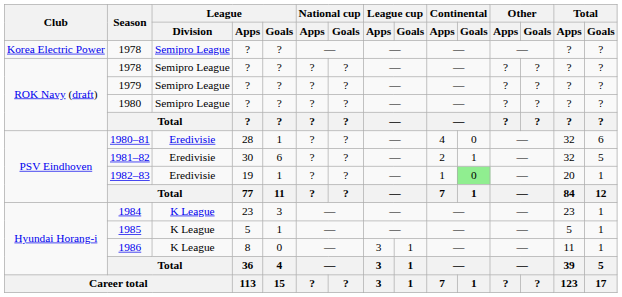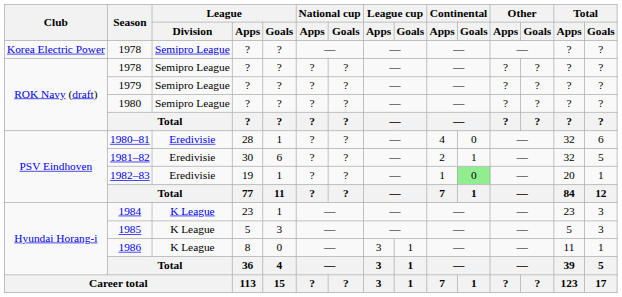(279, 211) 3 -> (279, 211) 1
(601, 211) 1 -> (601, 211) 3
(279, 229) 1 -> (279, 229) 3
(601, 229) 1 -> (601, 229) 3
